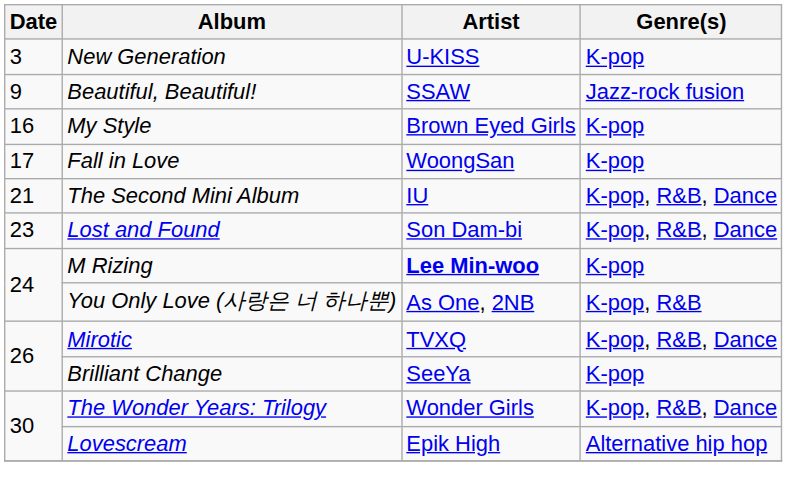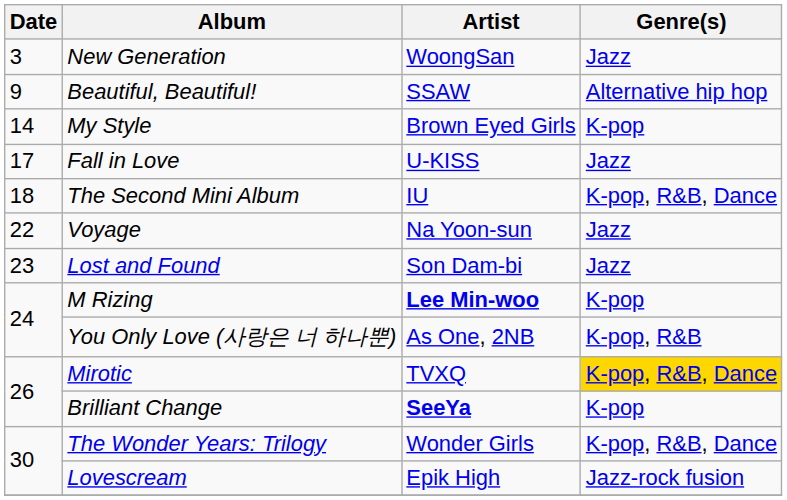(443, 56) U-KISS -> (460, 56) WoongSan
(615, 56) K-pop -> (608, 56) Jazz
(665, 91) Jazz-rock fusion -> (677, 91) Alternative hip hop
(22, 126) 16 -> (22, 126) 14
(460, 160) WoongSan -> (443, 160) U-KISS
(615, 160) K-pop -> (608, 160) Jazz
(22, 195) 21 -> (22, 195) 18
+ row: (104, 230)
(681, 230) K-pop, R&B, Dance -> (608, 265) Jazz
(681, 338) no background -> (681, 373) gold background
(438, 373) normal -> (439, 408) bold
(677, 443) Alternative hip hop -> (665, 477) Jazz-rock fusion
